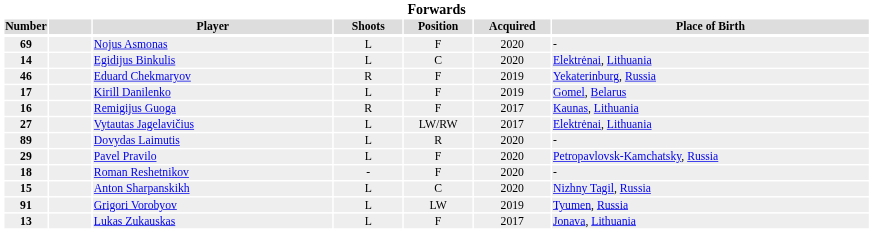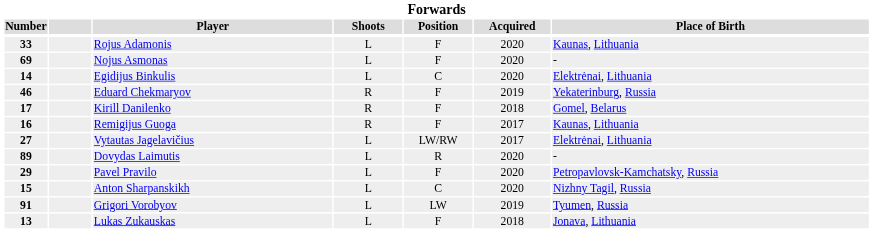+ row: (133, 44)
(368, 92) L -> (368, 108) R
(512, 92) 2019 -> (512, 108) 2018
- row: (141, 172)
(512, 221) 2017 -> (512, 221) 2018
